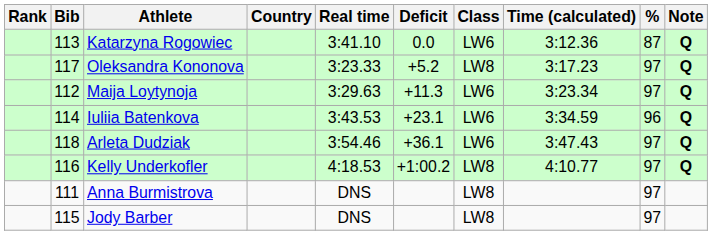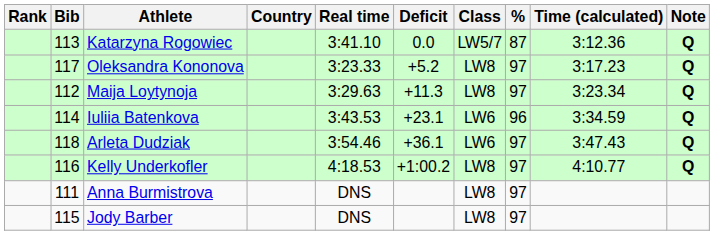columns swapped: (652, 17) <-> (572, 17)
(479, 42) LW6 -> (480, 42) LW5/7
(479, 92) LW6 -> (480, 92) LW8
